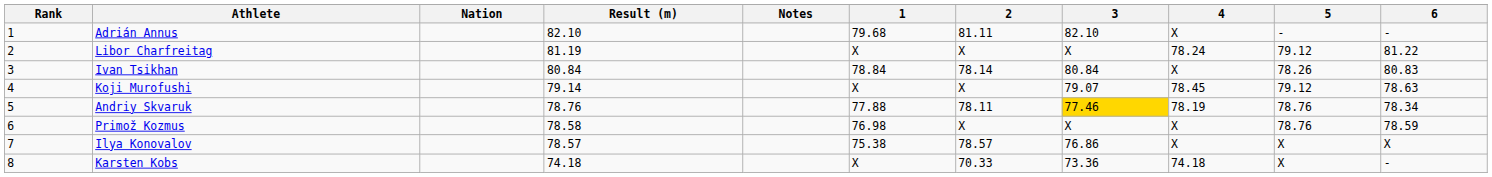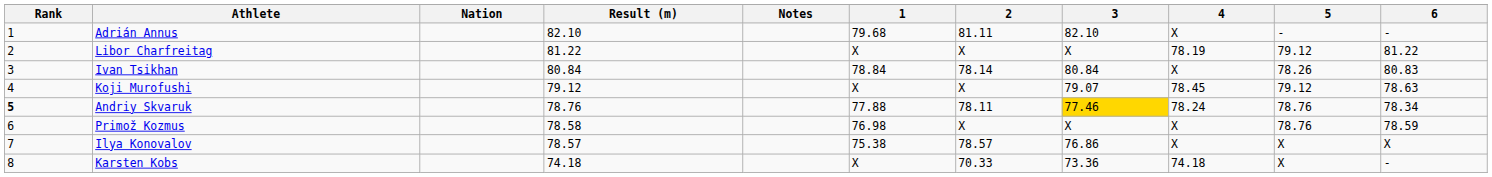(564, 51) 81.19 -> (564, 51) 81.22
(1188, 51) 78.24 -> (1188, 51) 78.19
(564, 88) 79.14 -> (564, 88) 79.12
(11, 107) normal -> (11, 107) bold
(1188, 107) 78.19 -> (1188, 107) 78.24
